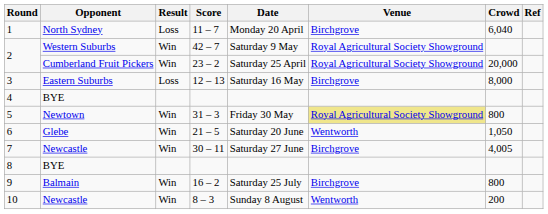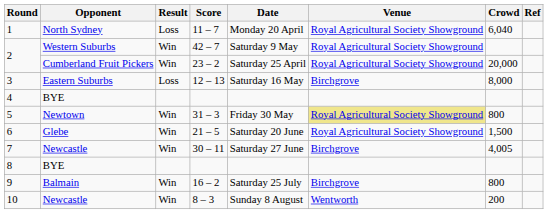(335, 30) Birchgrove -> (397, 30) Royal Agricultural Society Showground
(335, 132) Wentworth -> (397, 132) Royal Agricultural Society Showground
(500, 132) 1,050 -> (500, 132) 1,500
